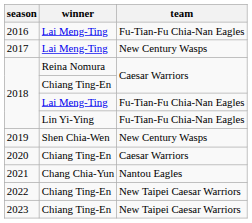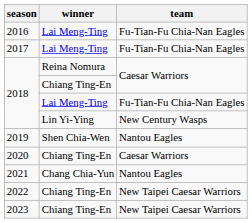(163, 49) New Century Wasps -> (182, 49) Fu-Tian-Fu Chia-Nan Eagles
(182, 120) Fu-Tian-Fu Chia-Nan Eagles -> (163, 120) New Century Wasps
(163, 138) New Century Wasps -> (151, 138) Nantou Eagles
